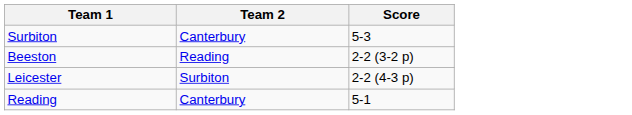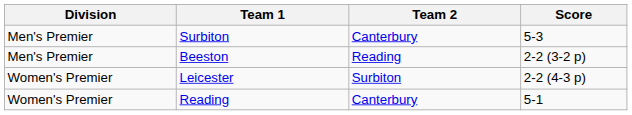+ column: (90, 15)
